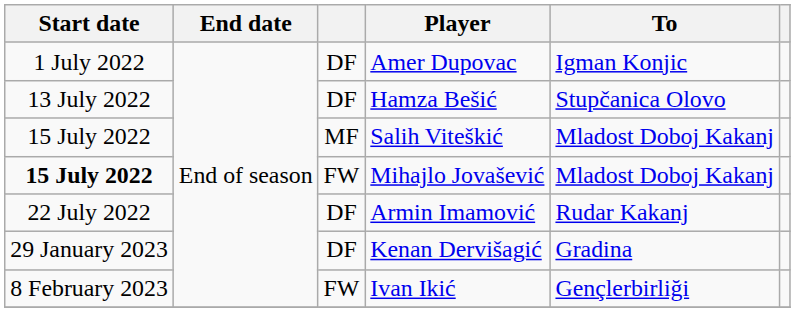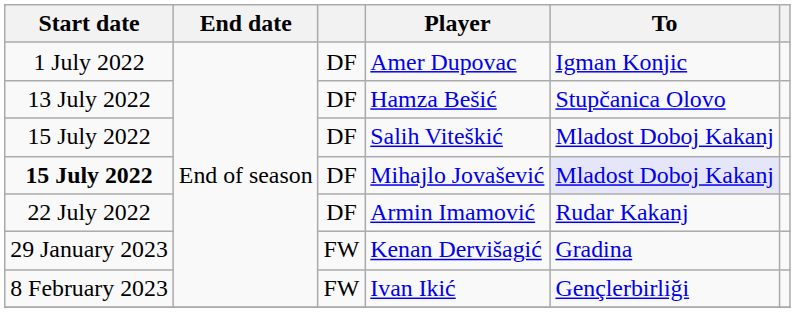(341, 136) MF -> (341, 136) DF
(341, 174) FW -> (341, 174) DF
(665, 174) no background -> (665, 174) lavender background
(341, 250) DF -> (341, 250) FW
